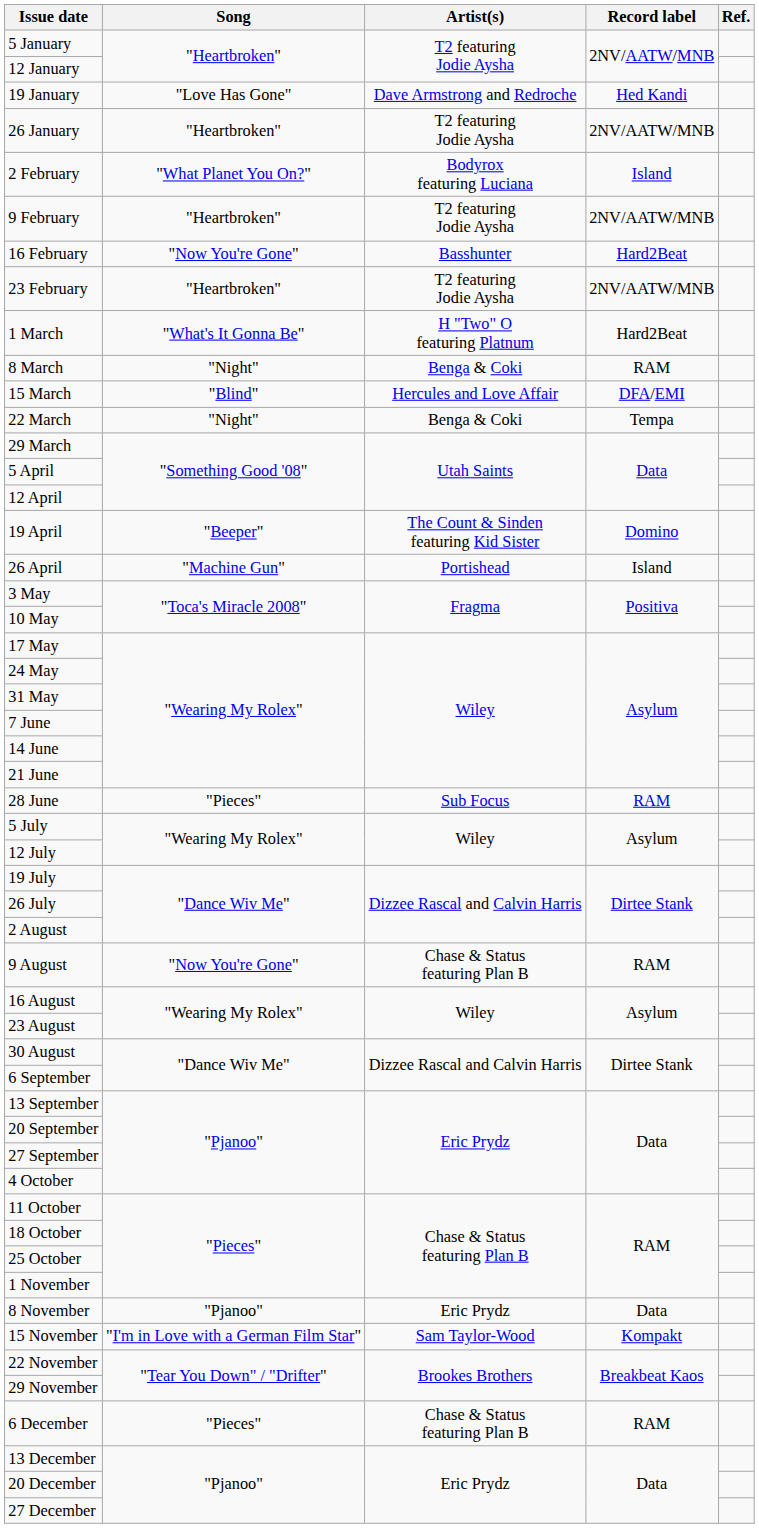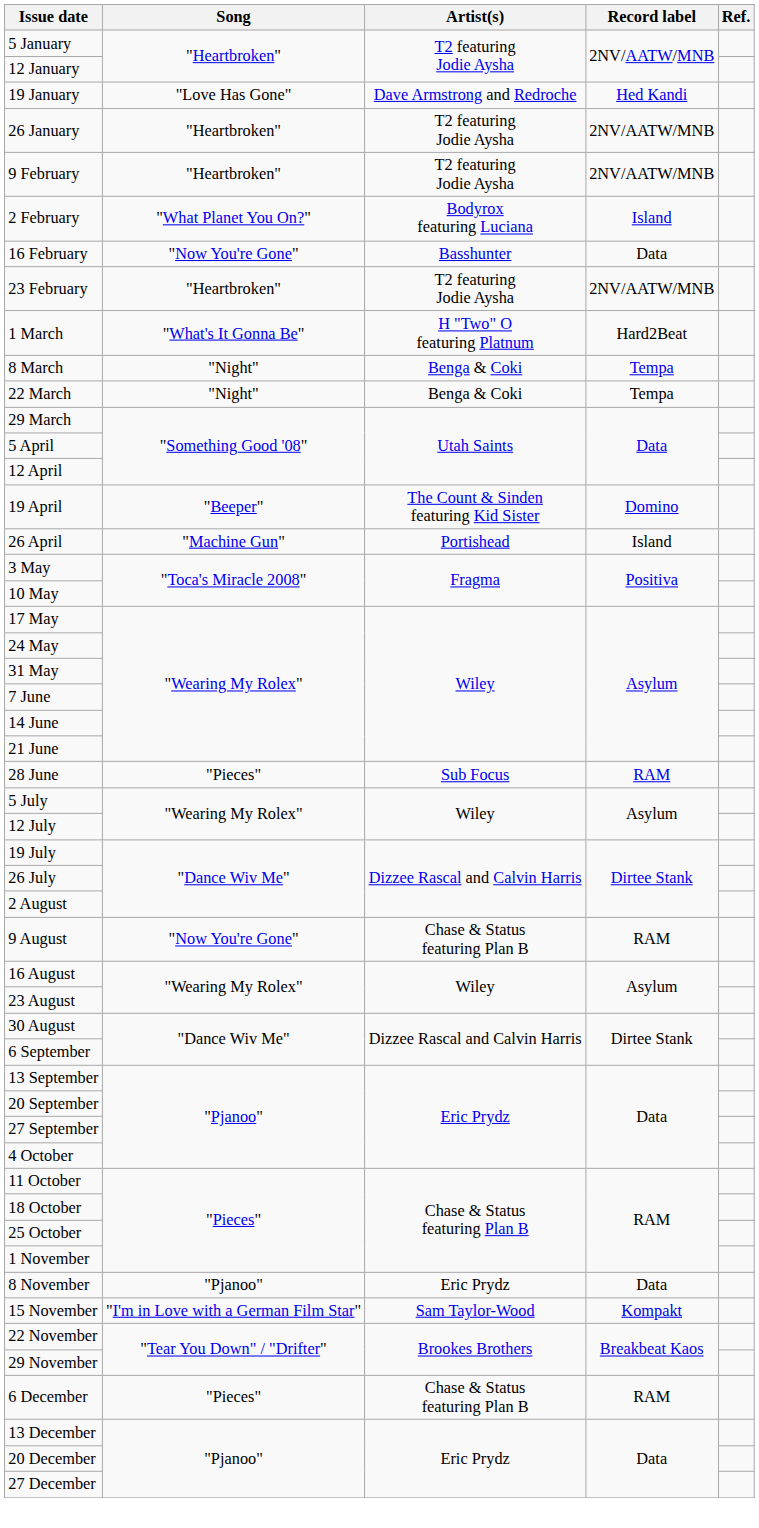rows swapped: (44, 174) <-> (44, 218)
(652, 253) Hard2Beat -> (652, 253) Data
(652, 368) RAM -> (652, 368) Tempa
- row: (40, 393)
